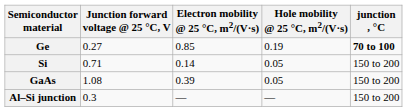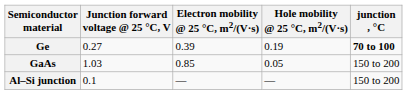(185, 46) 0.85 -> (185, 46) 0.39
- row: (43, 63)
(92, 80) 1.08 -> (92, 63) 1.03
(185, 80) 0.39 -> (185, 63) 0.85
(90, 98) 0.3 -> (90, 80) 0.1
